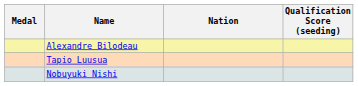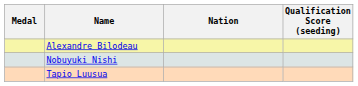rows swapped: (82, 74) <-> (77, 60)
